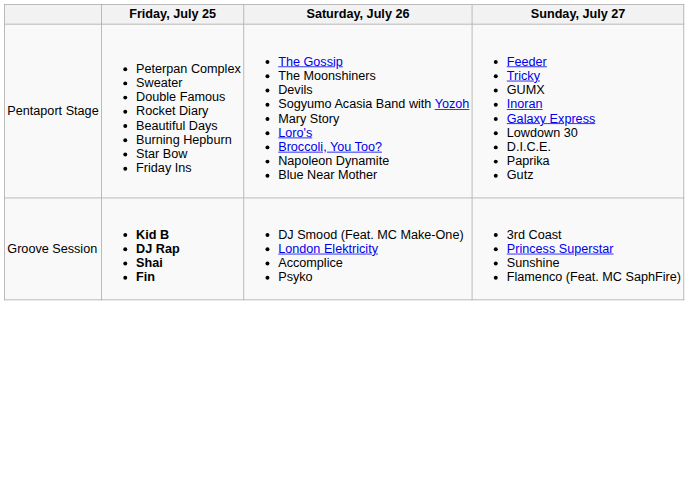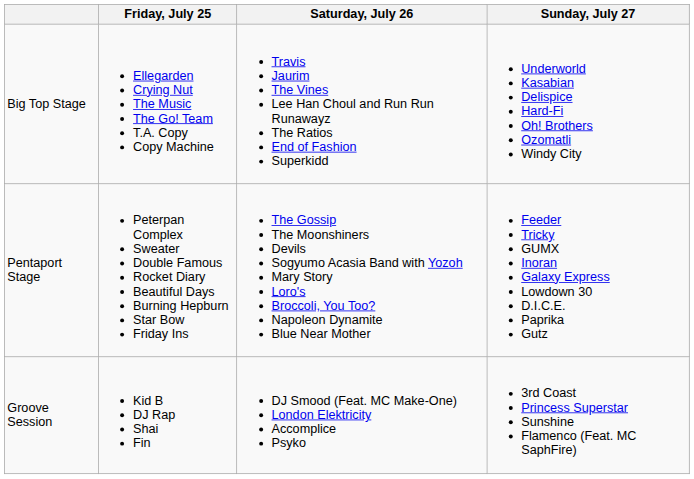+ row: (47, 104)
(173, 256) bold -> (168, 422) normal
